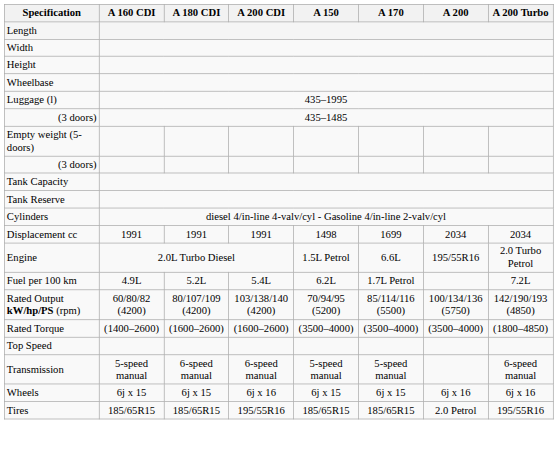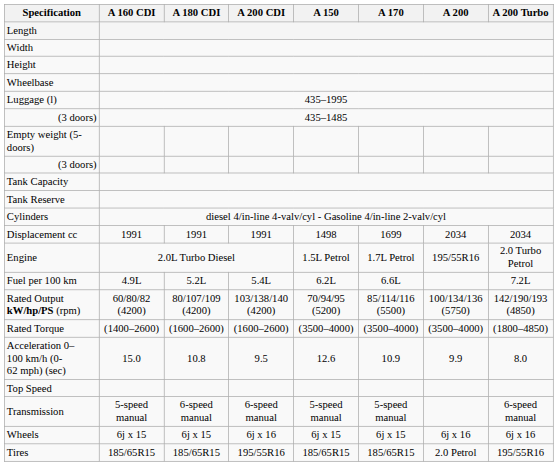(391, 257) 6.6L -> (391, 257) 1.7L Petrol
(391, 280) 1.7L Petrol -> (391, 280) 6.6L
+ row: (41, 357)
